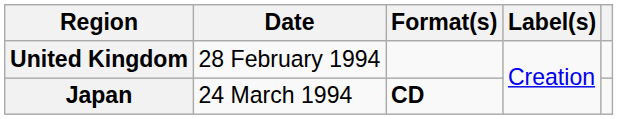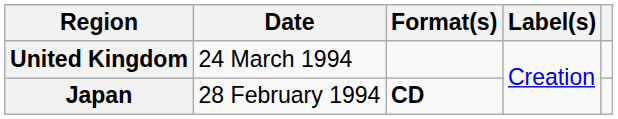(290, 59) 28 February 1994 -> (275, 59) 24 March 1994
(275, 95) 24 March 1994 -> (290, 95) 28 February 1994
